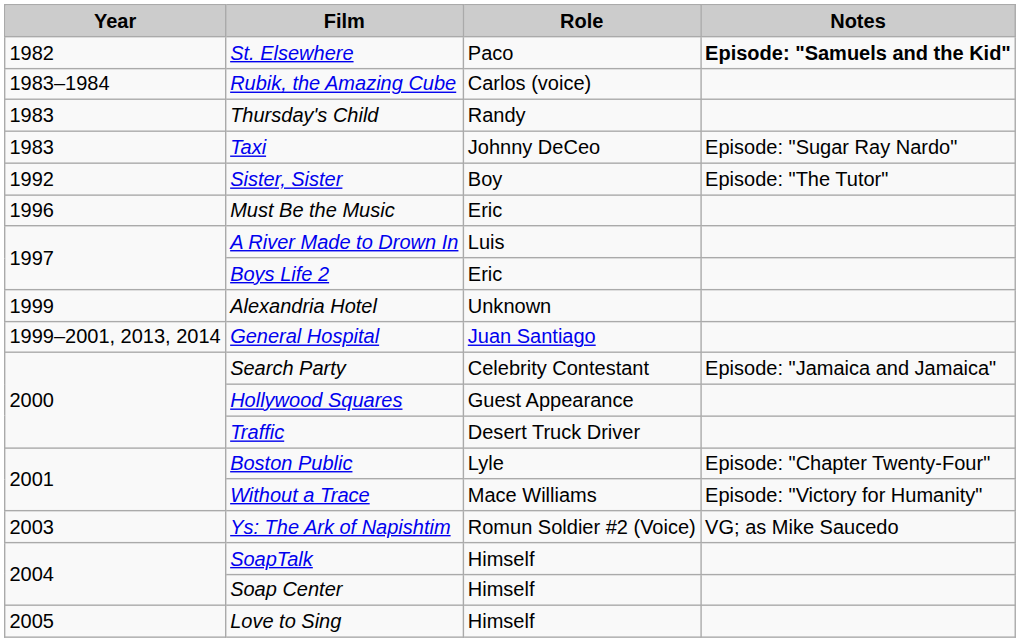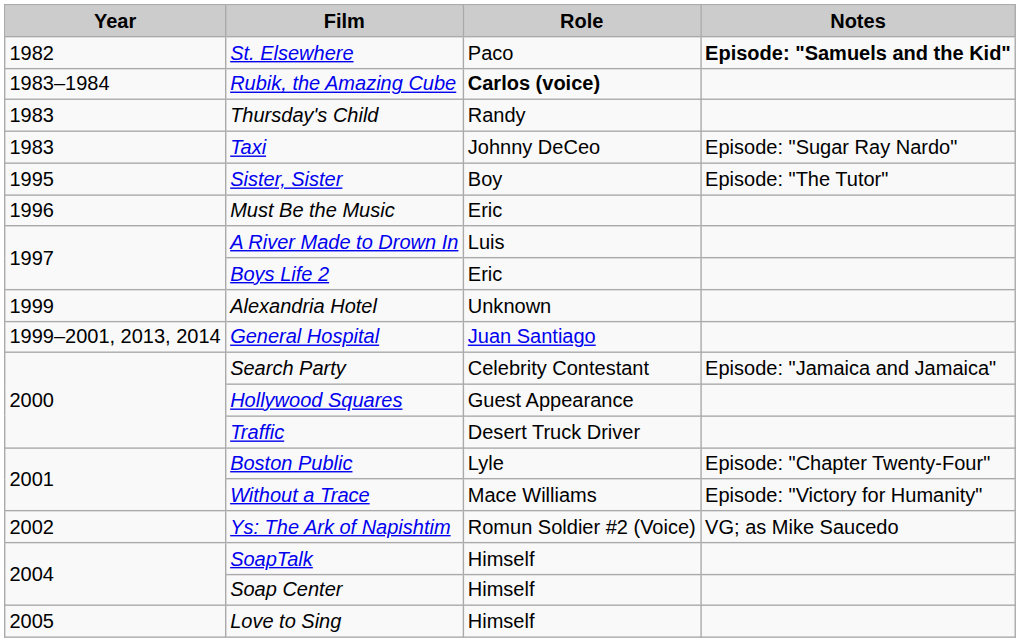(529, 84) normal -> (534, 84) bold
(32, 179) 1992 -> (32, 179) 1995
(32, 527) 2003 -> (32, 527) 2002
